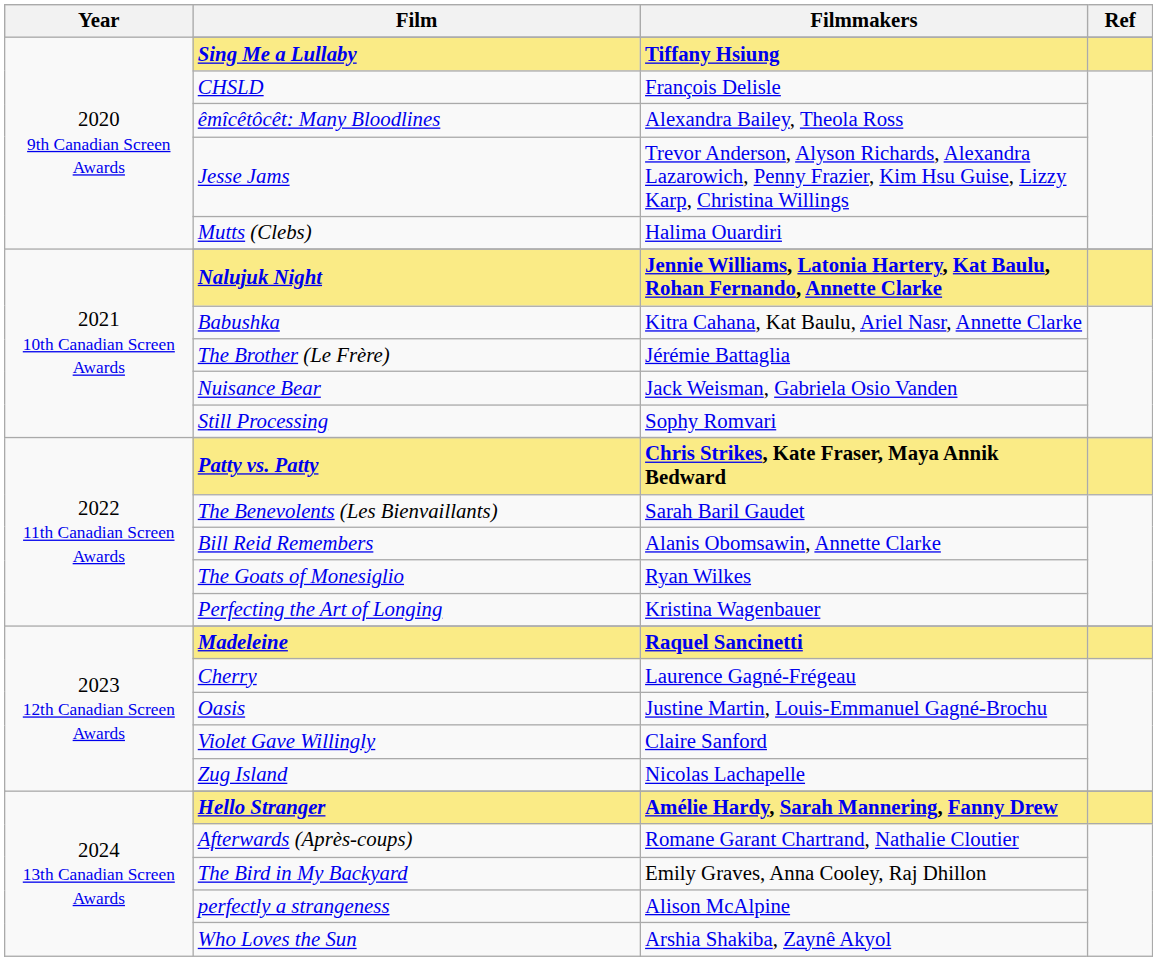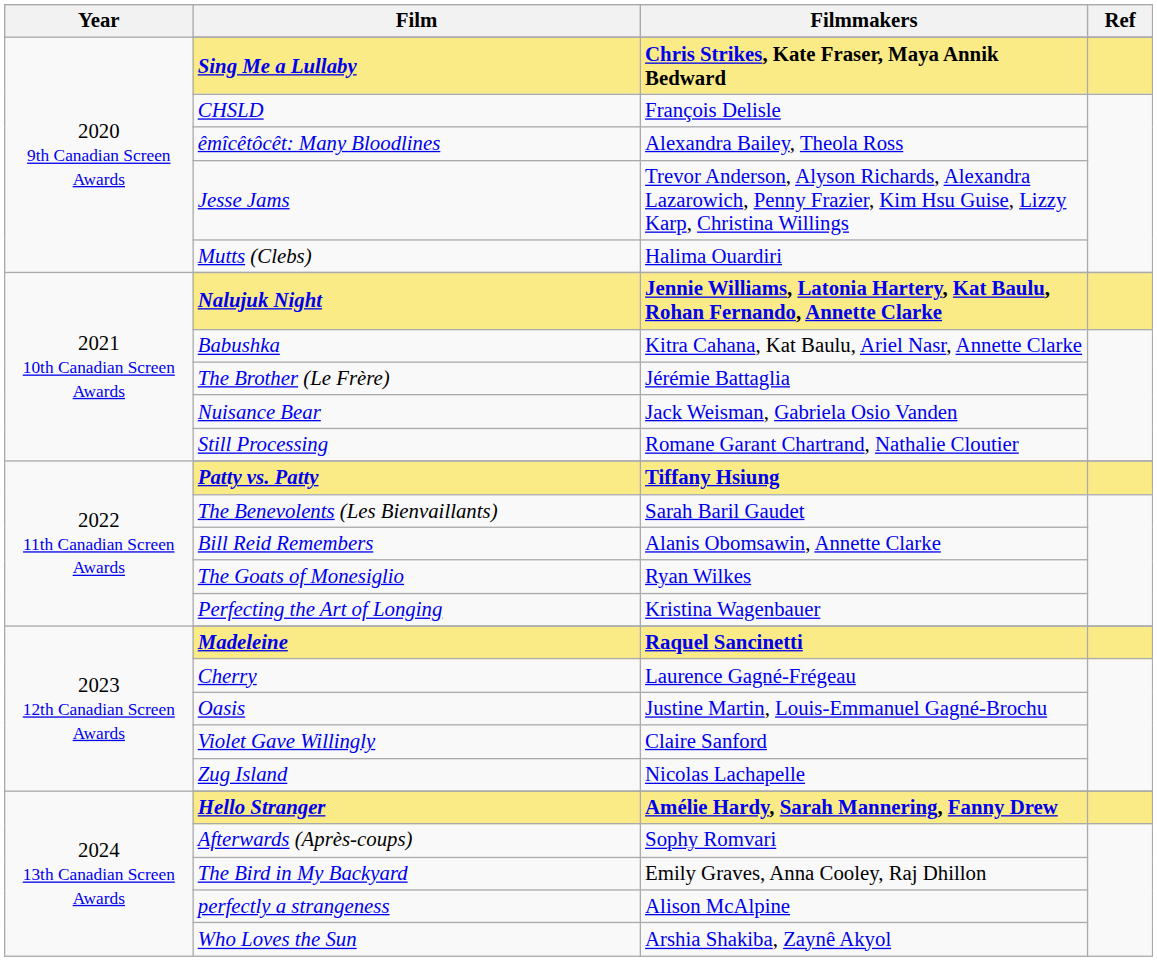(712, 53) Tiffany Hsiung -> (822, 65) Chris Strikes, Kate Fraser, Maya Annik Bedward
(711, 421) Sophy Romvari -> (832, 444) Romane Garant Chartrand, Nathalie Cloutier
(822, 465) Chris Strikes, Kate Fraser, Maya Annik Bedward -> (712, 477) Tiffany Hsiung
(832, 840) Romane Garant Chartrand, Nathalie Cloutier -> (711, 840) Sophy Romvari
